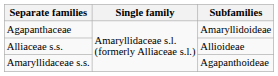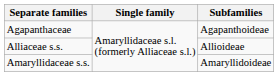(236, 29) Amaryllidoideae -> (235, 29) Agapanthoideae
(235, 63) Agapanthoideae -> (236, 63) Amaryllidoideae
